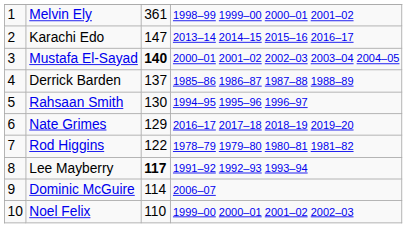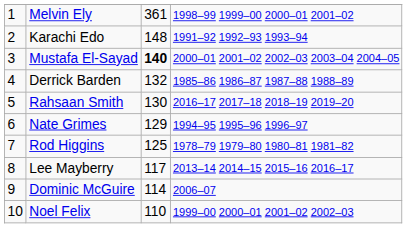(156, 37) 147 -> (156, 37) 148
(263, 37) 2013–14 2014–15 2015–16 2016–17 -> (240, 37) 1991–92 1992–93 1993–94
(156, 80) 137 -> (156, 80) 132
(240, 103) 1994–95 1995–96 1996–97 -> (263, 103) 2016–17 2017–18 2018–19 2019–20
(263, 124) 2016–17 2017–18 2018–19 2019–20 -> (240, 124) 1994–95 1995–96 1996–97
(156, 146) 122 -> (156, 146) 125
(155, 168) bold -> (155, 168) normal
(240, 168) 1991–92 1992–93 1993–94 -> (263, 168) 2013–14 2014–15 2015–16 2016–17
